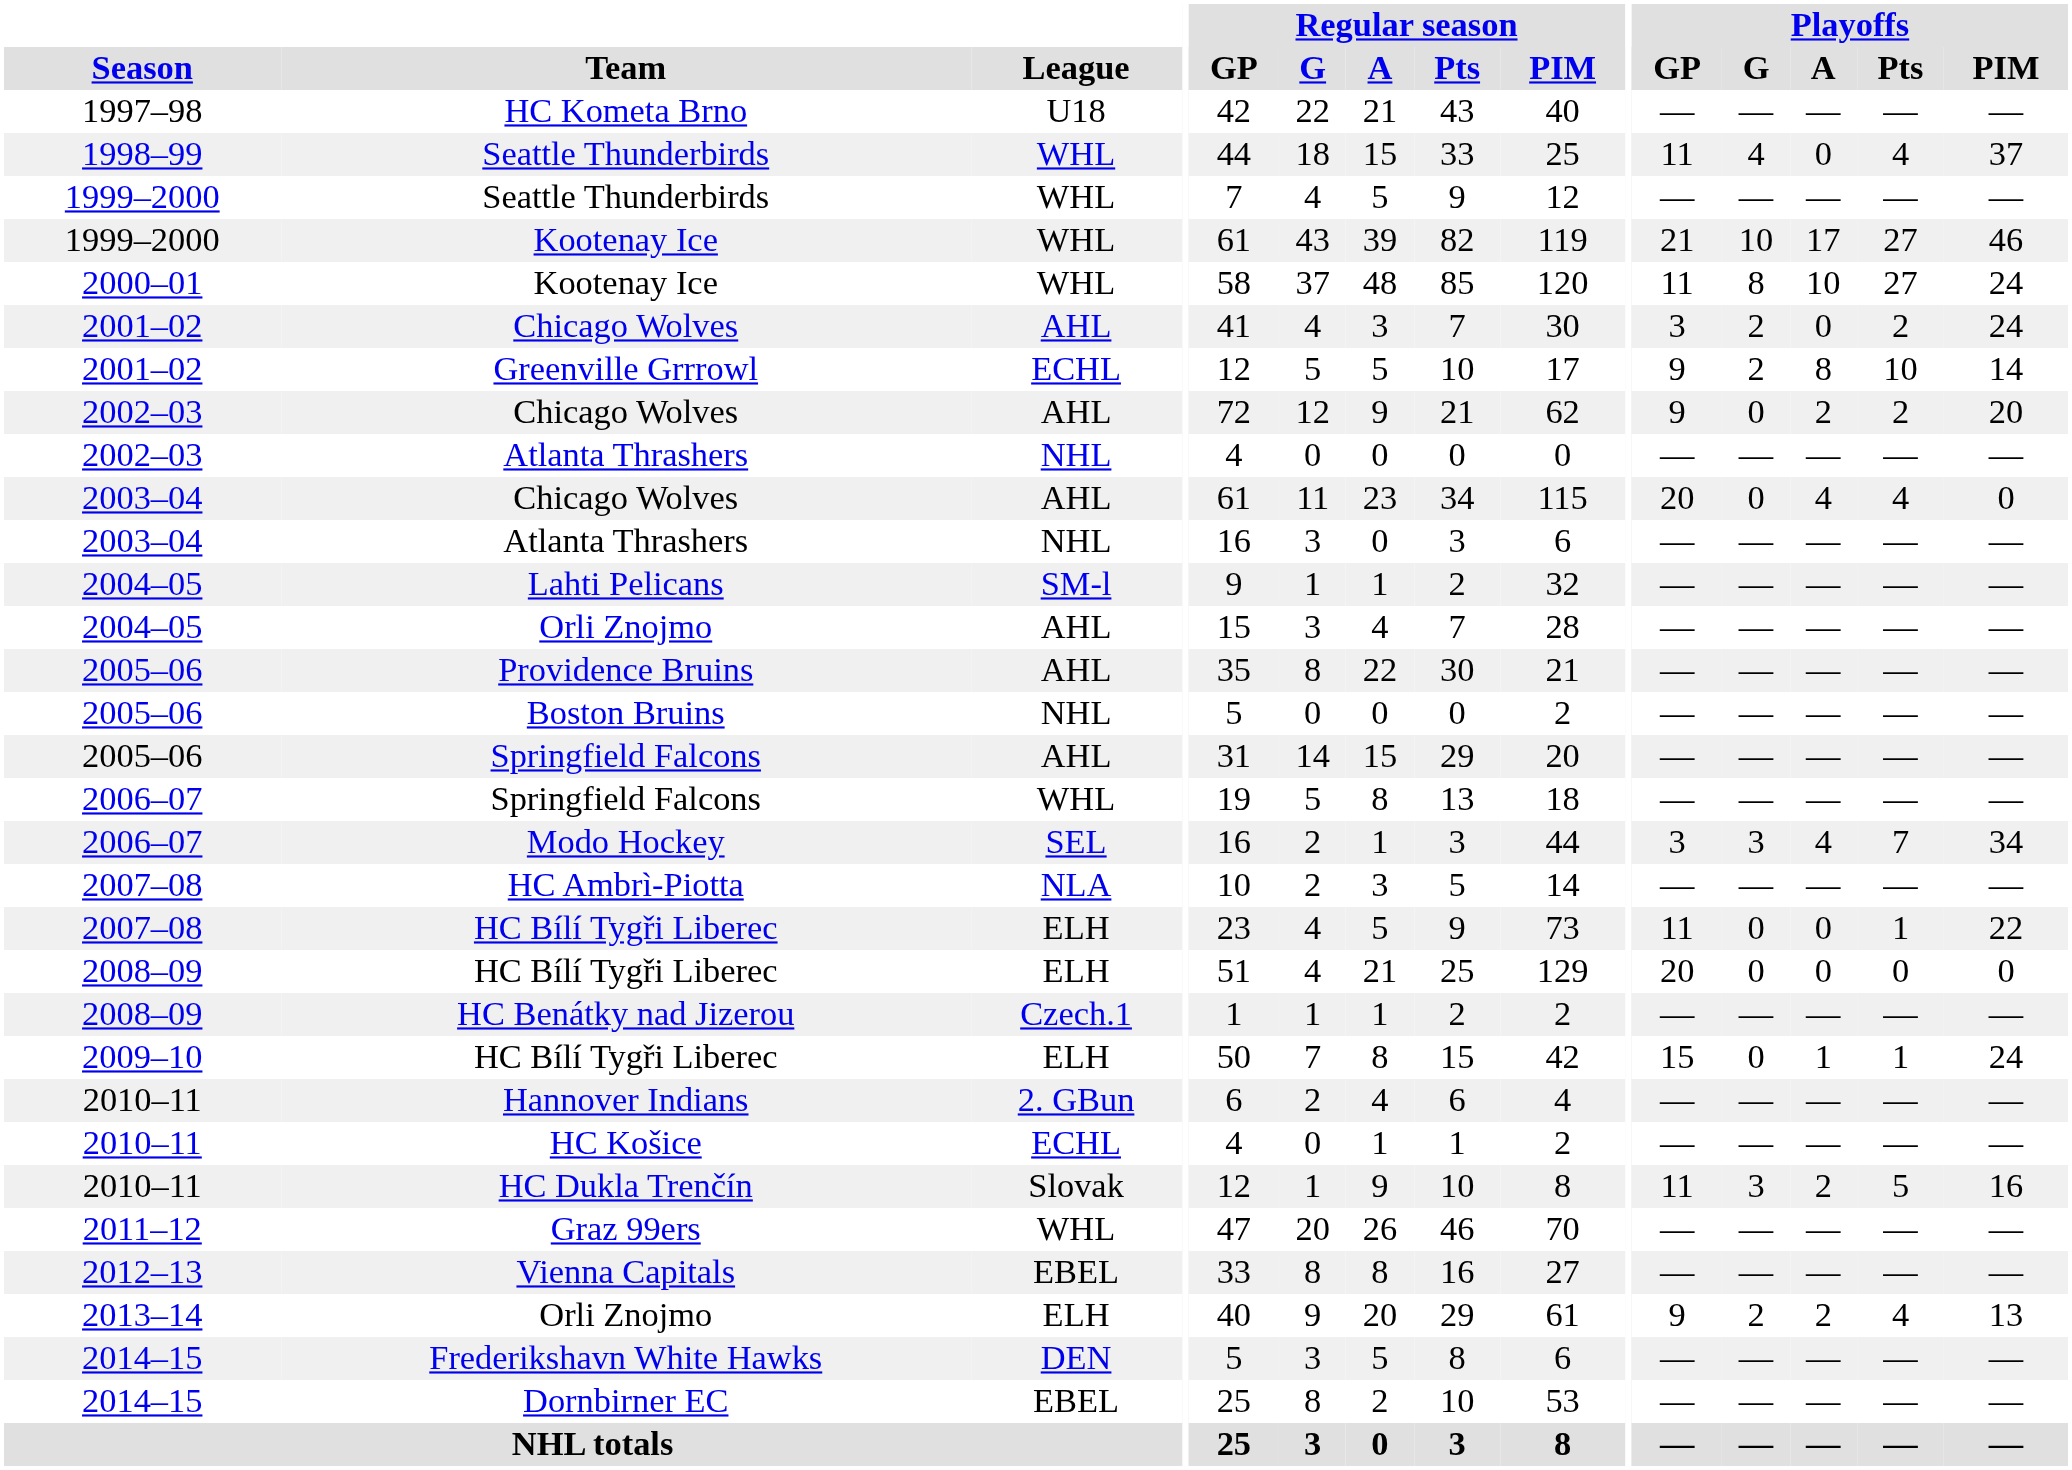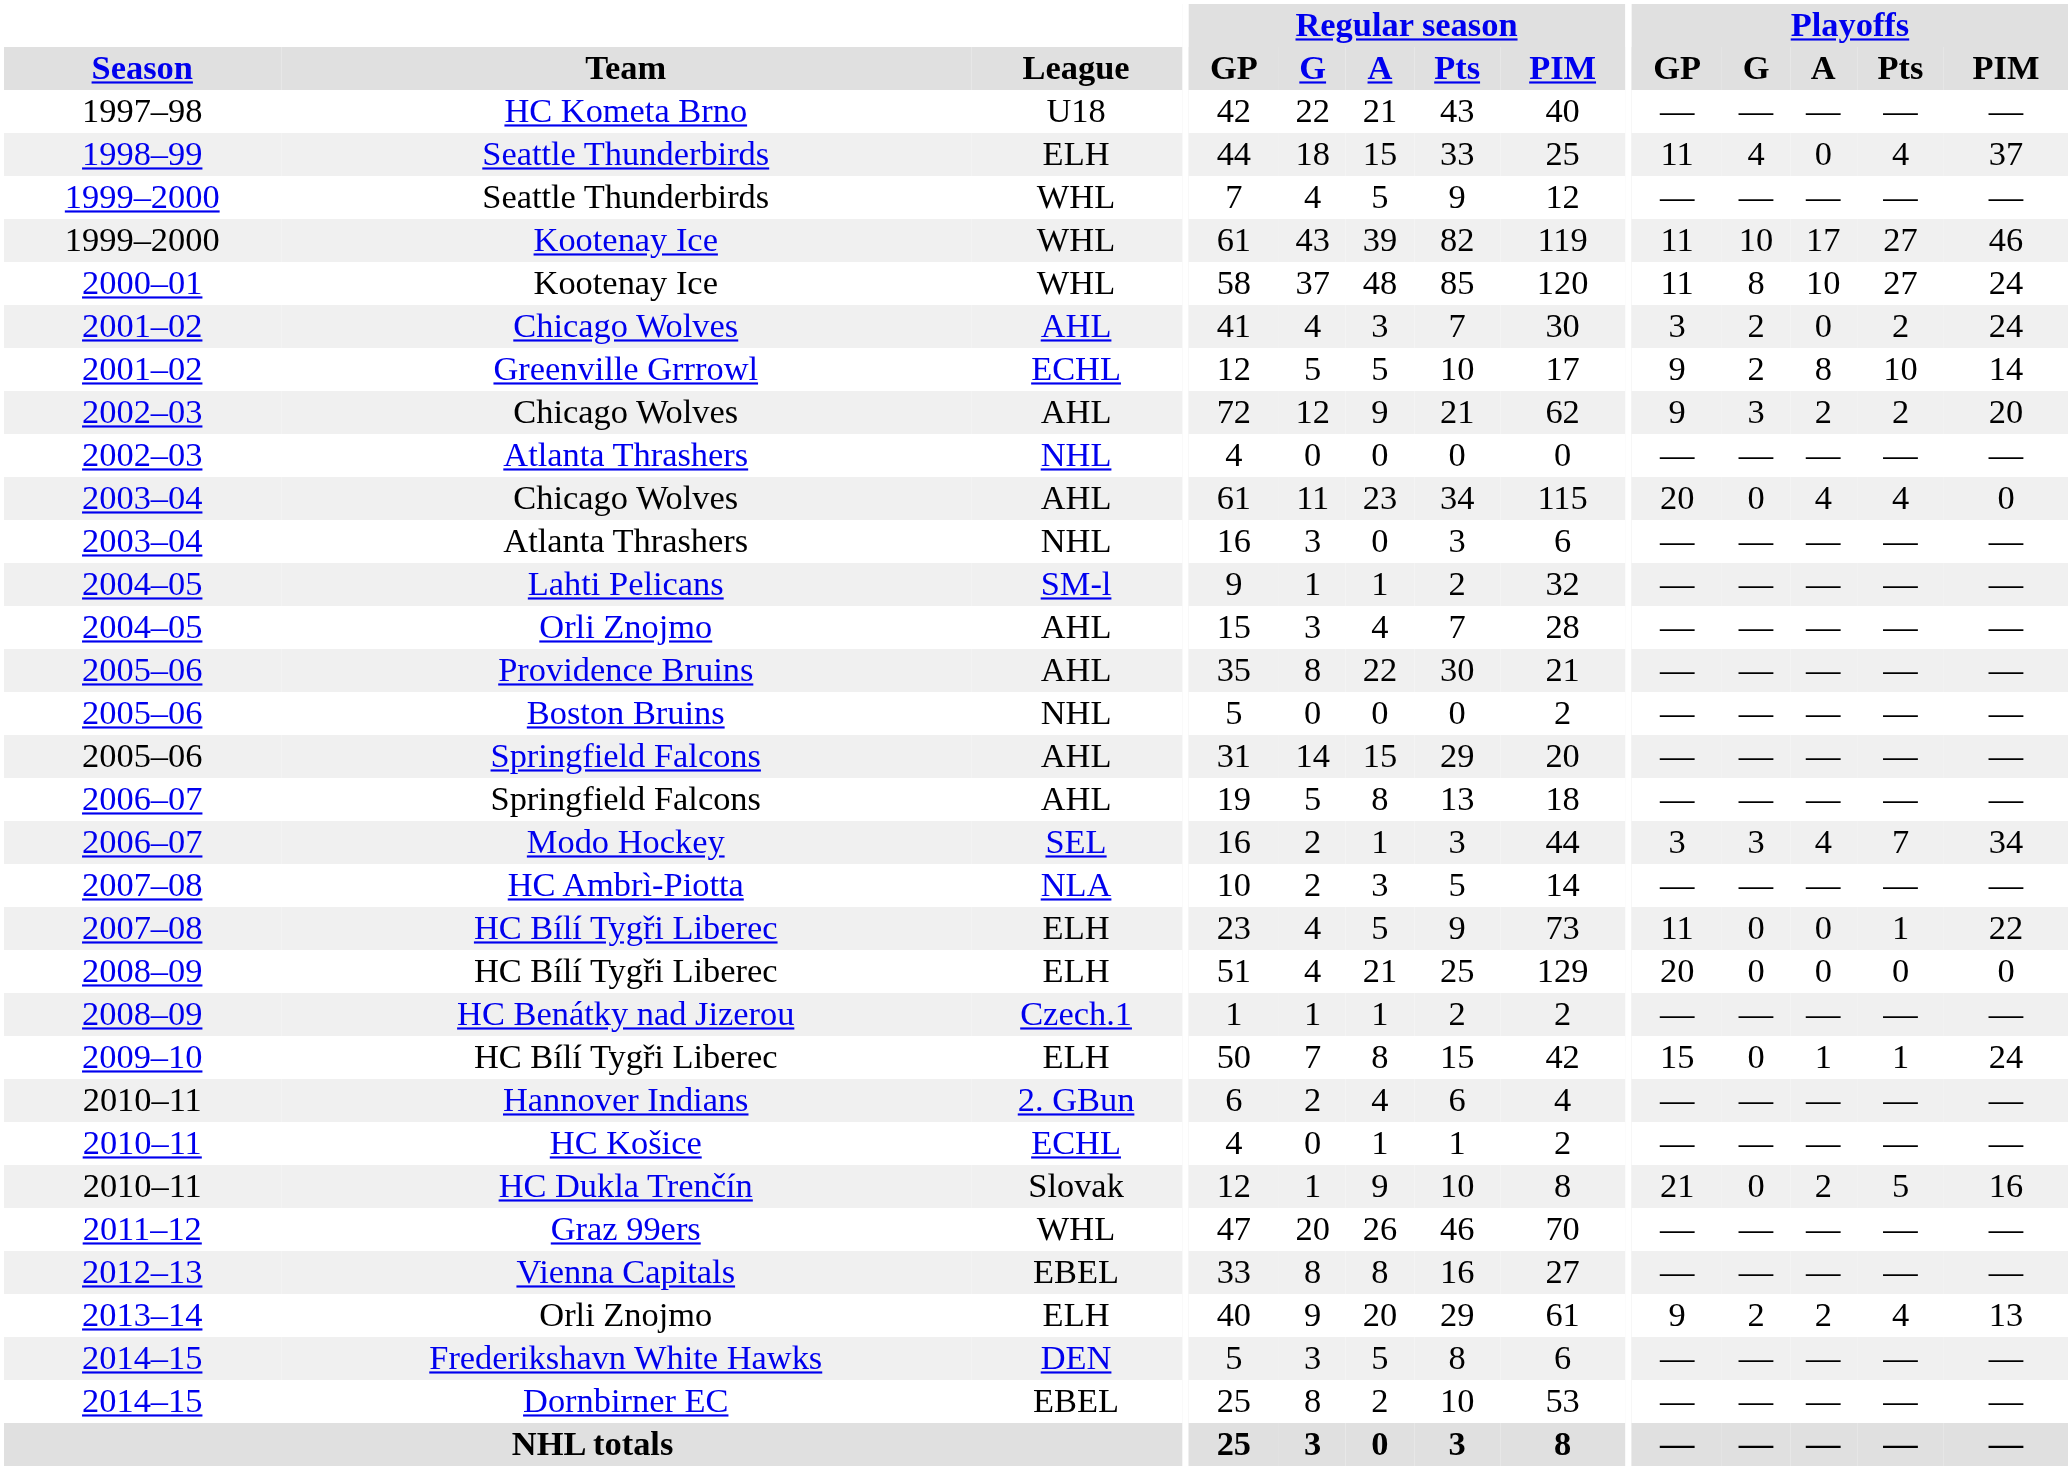(1076, 153) WHL -> (1076, 153) ELH
(1677, 239) 21 -> (1677, 239) 11
(1756, 411) 0 -> (1756, 411) 3
(1076, 798) WHL -> (1076, 798) AHL
(1677, 1185) 11 -> (1677, 1185) 21
(1756, 1185) 3 -> (1756, 1185) 0
